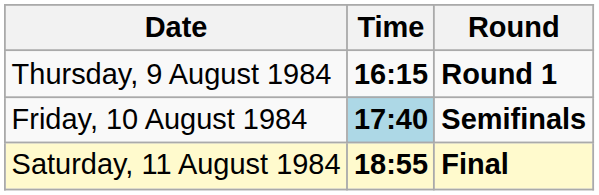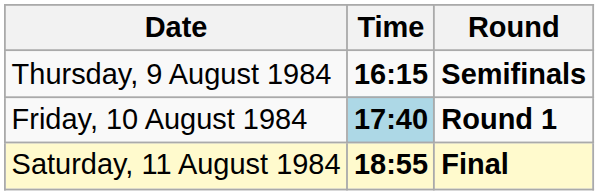(499, 73) Round 1 -> (514, 73) Semifinals
(514, 119) Semifinals -> (499, 119) Round 1
